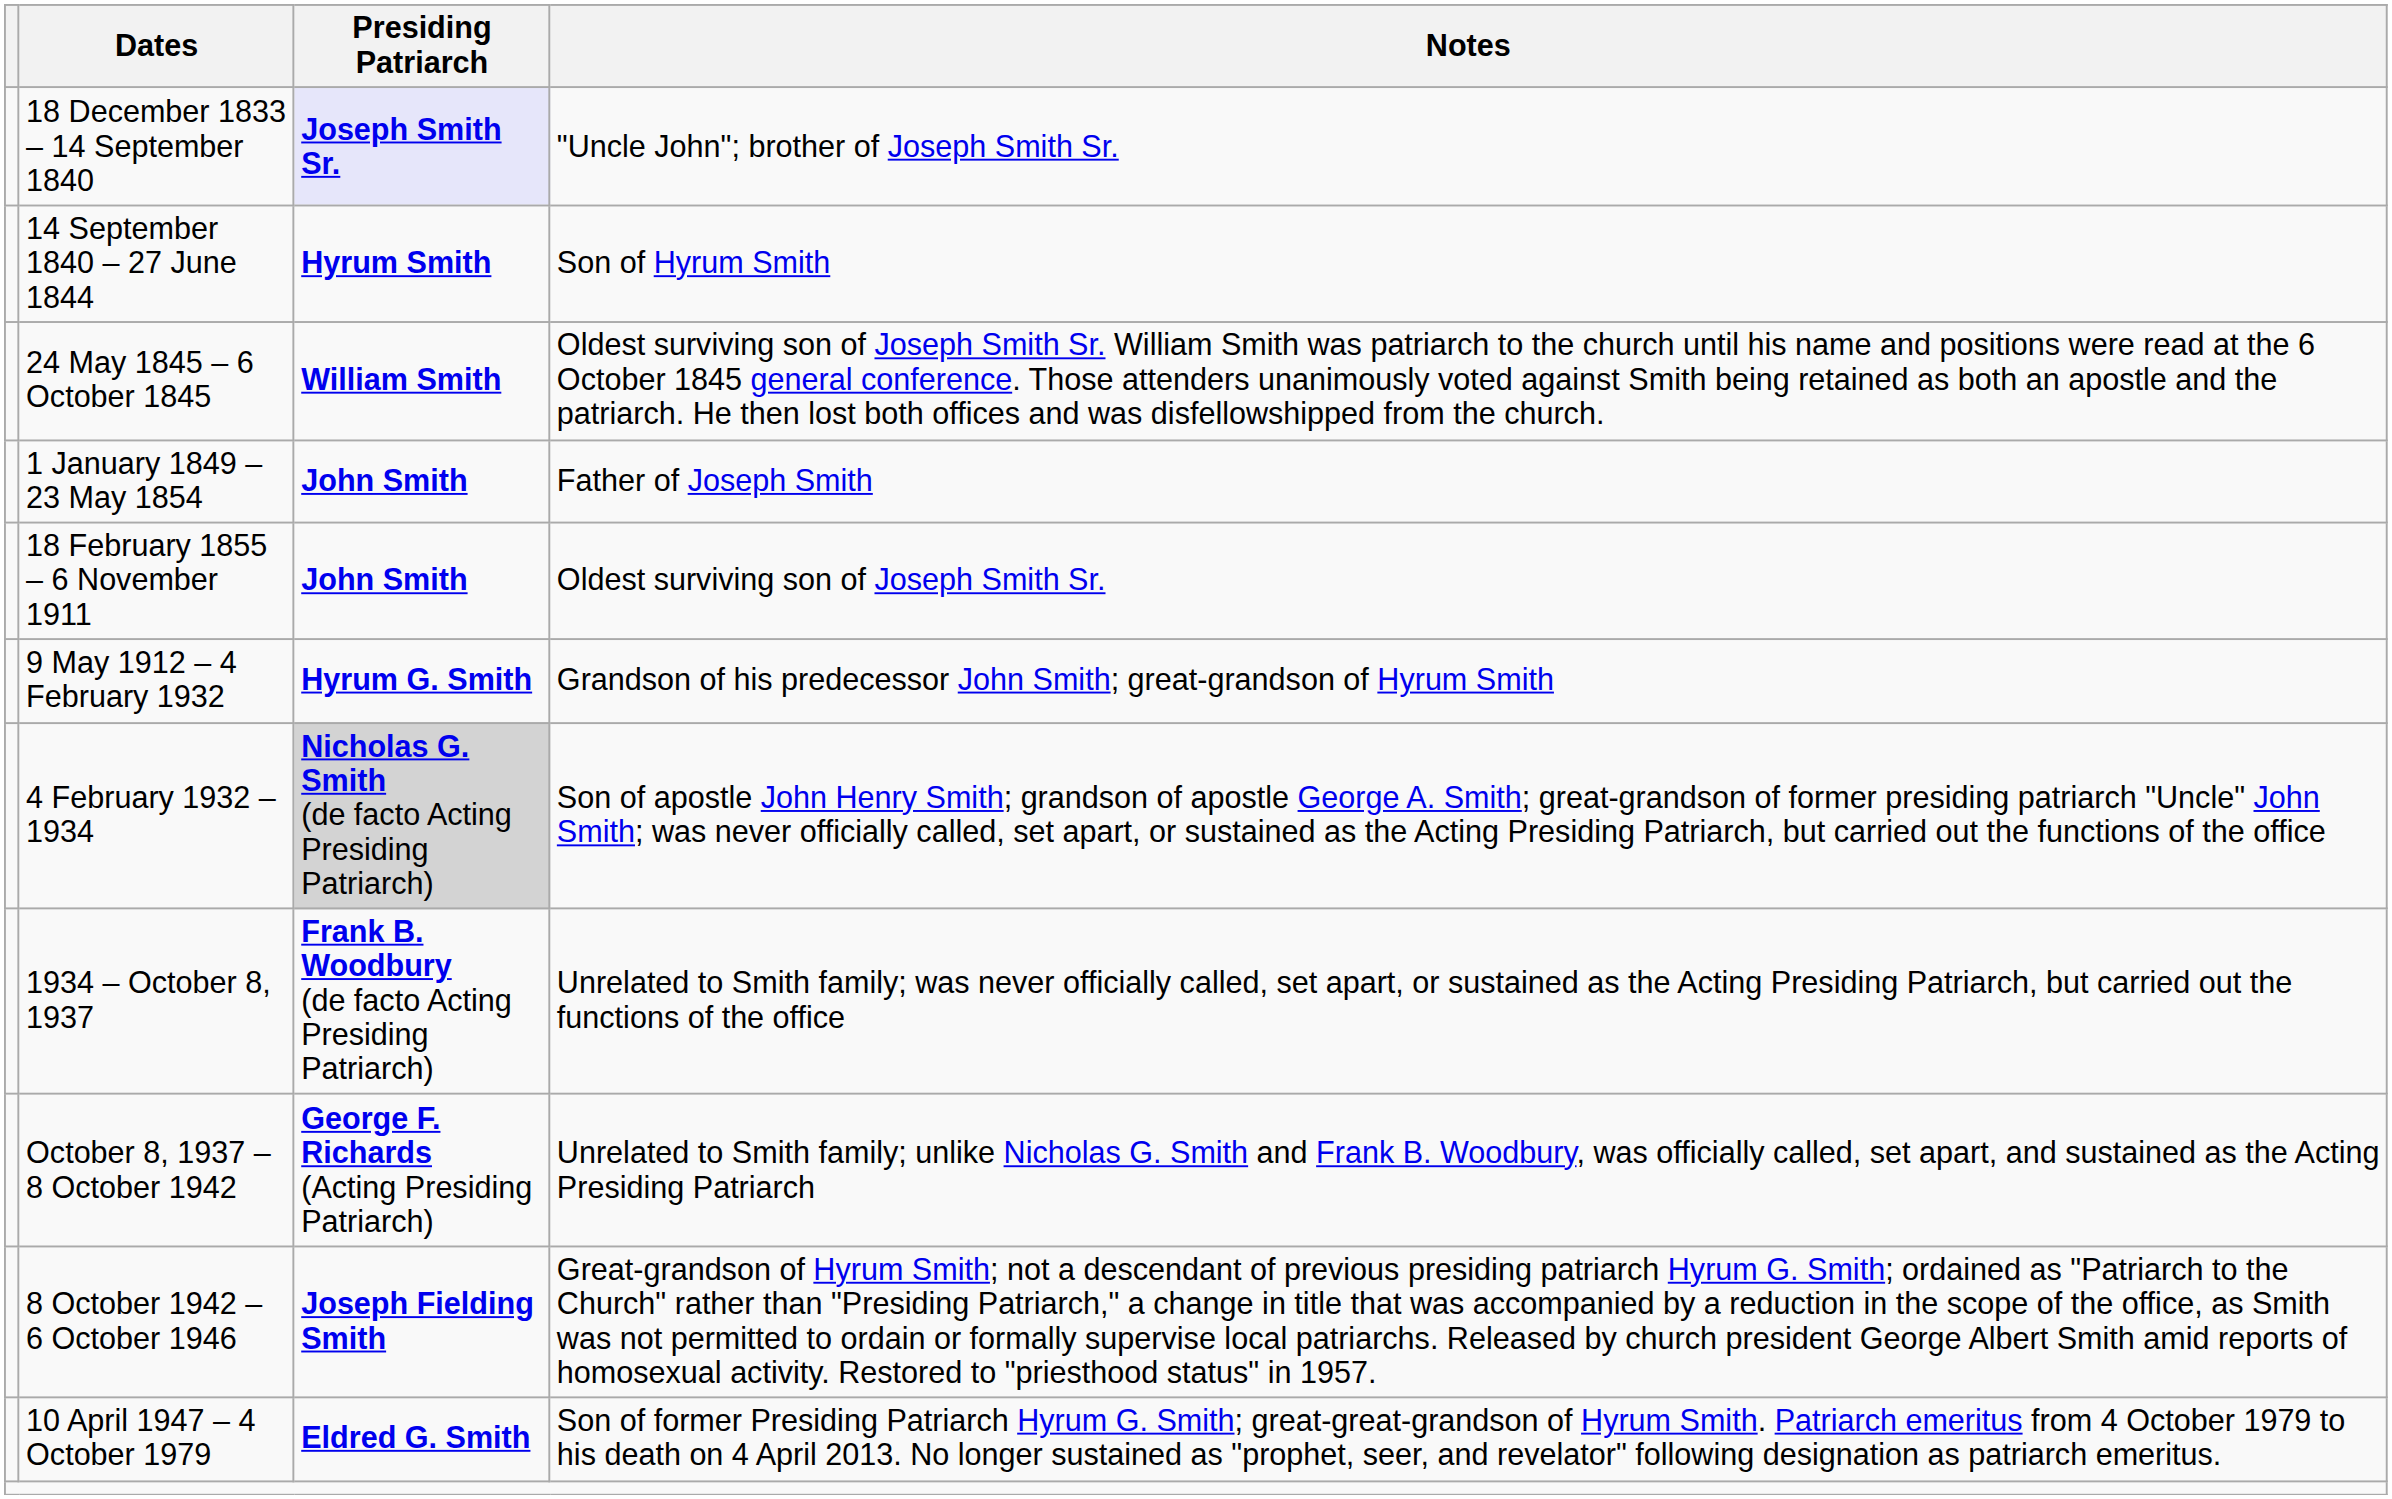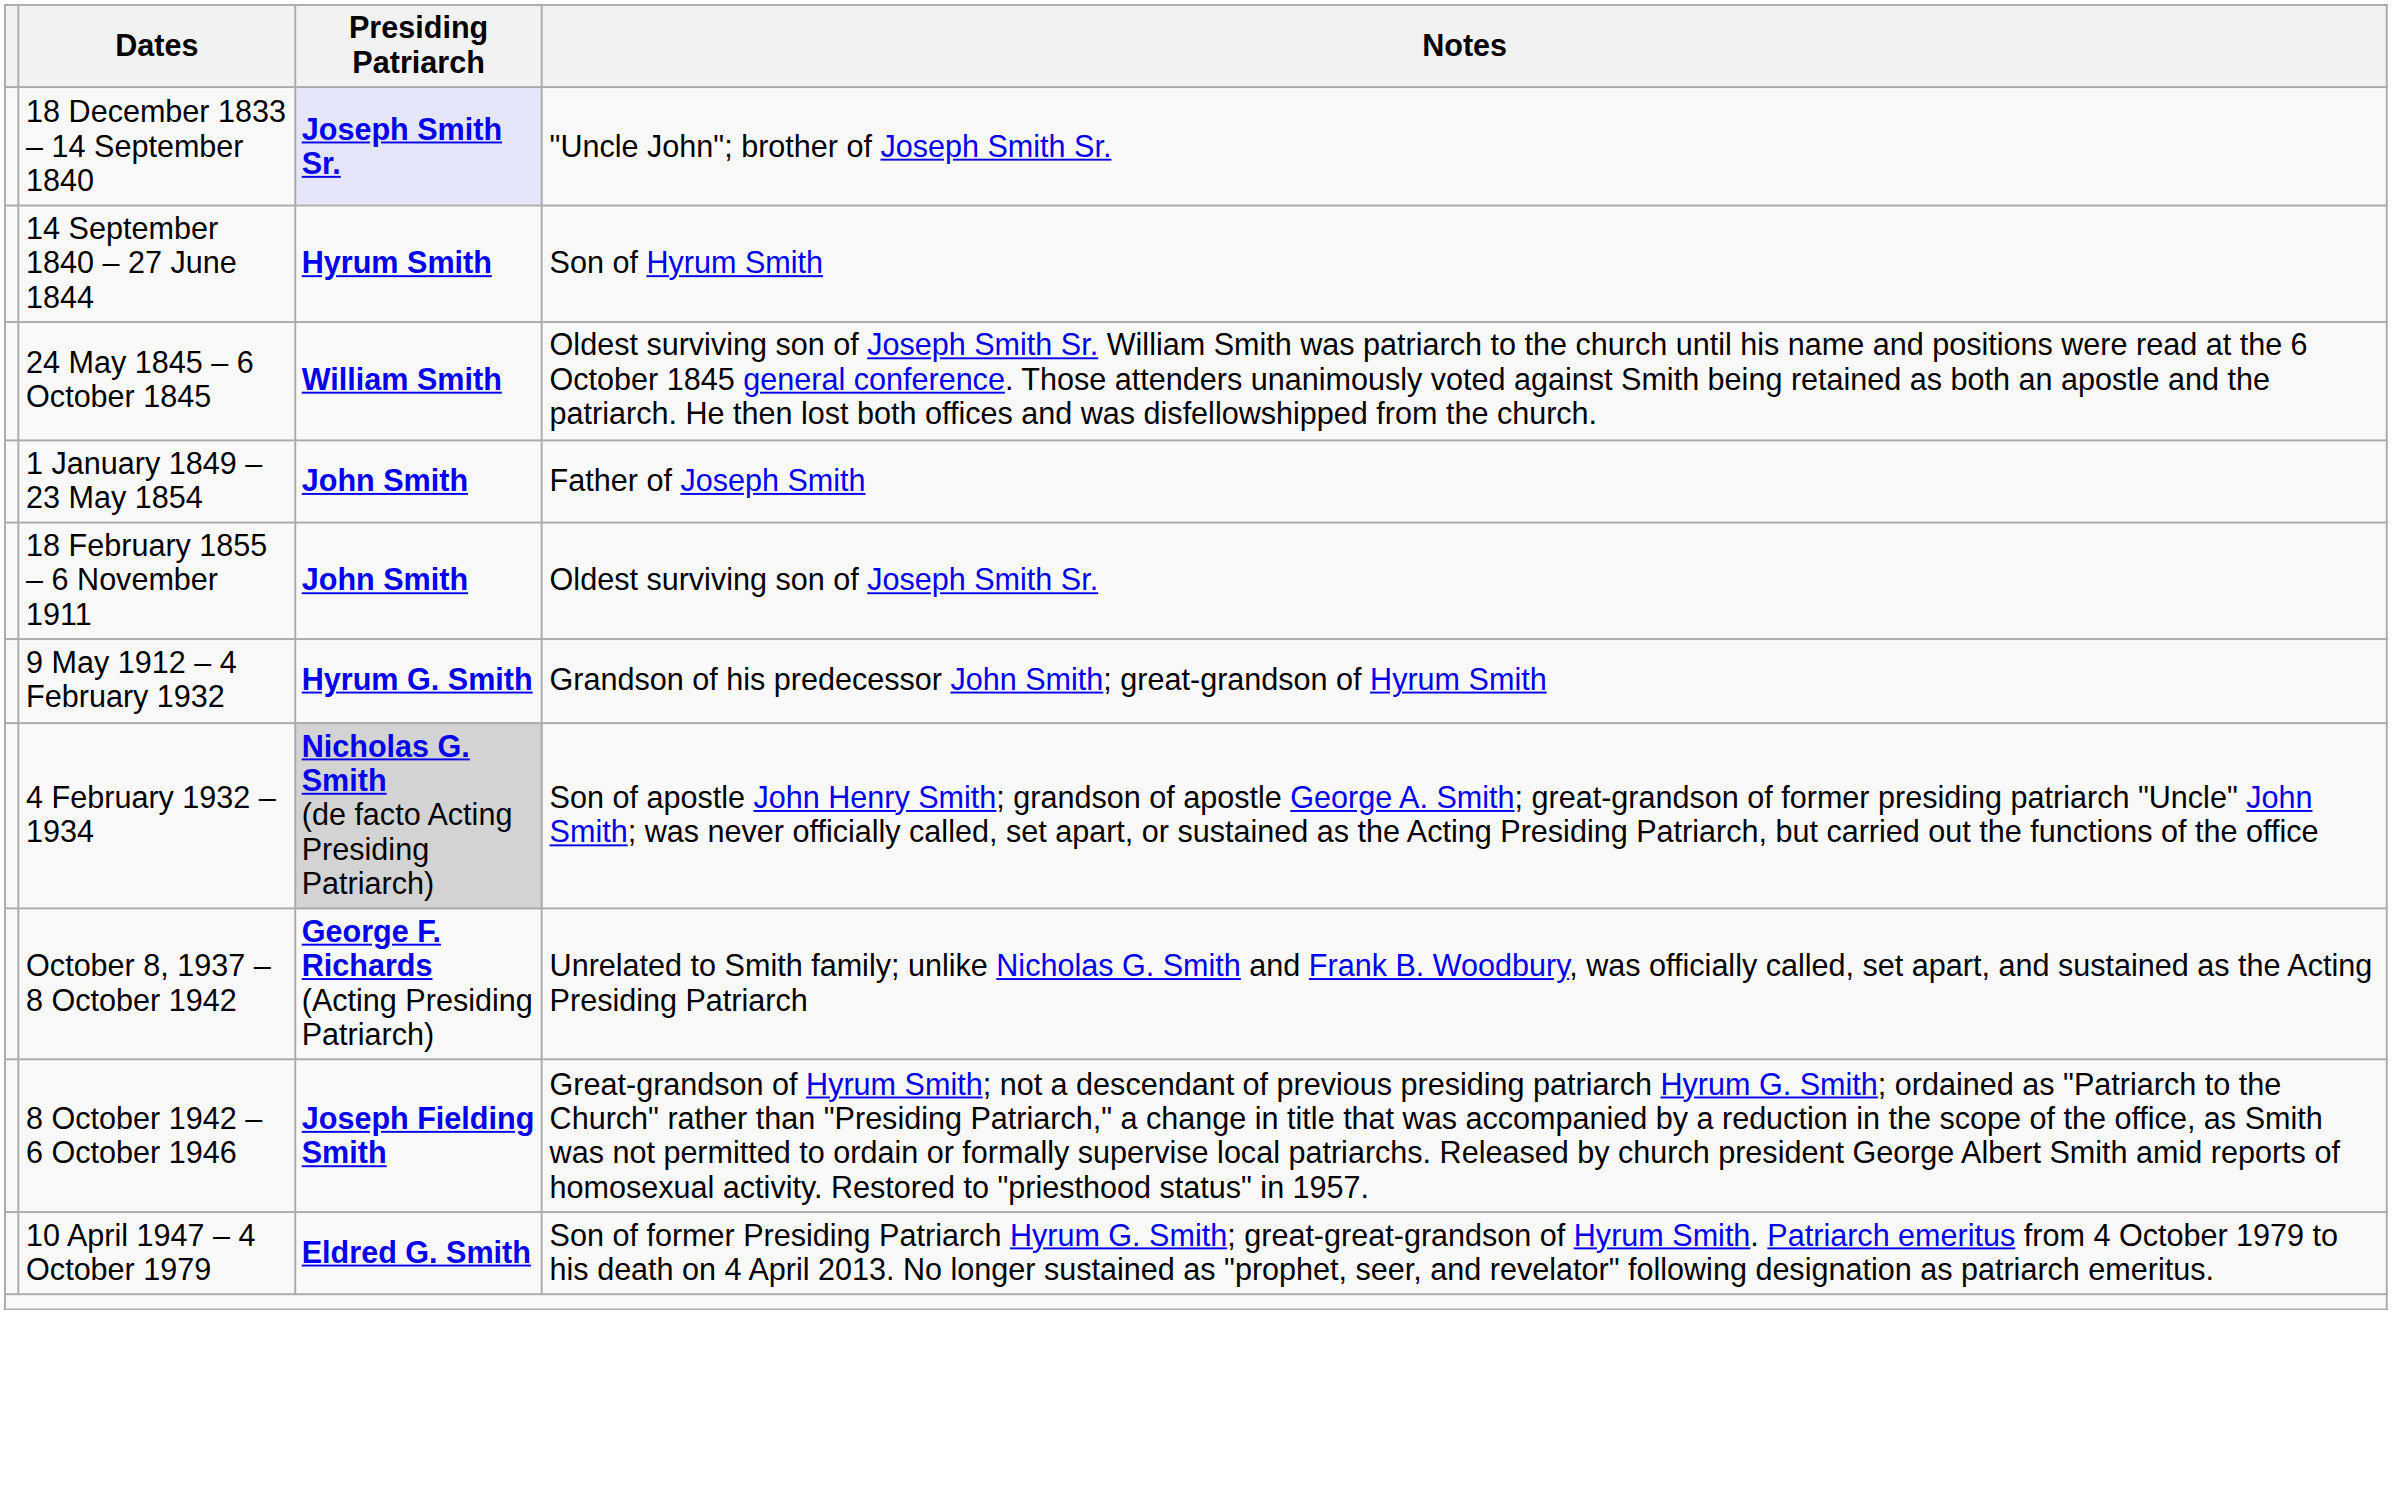- row: (148, 1000)
